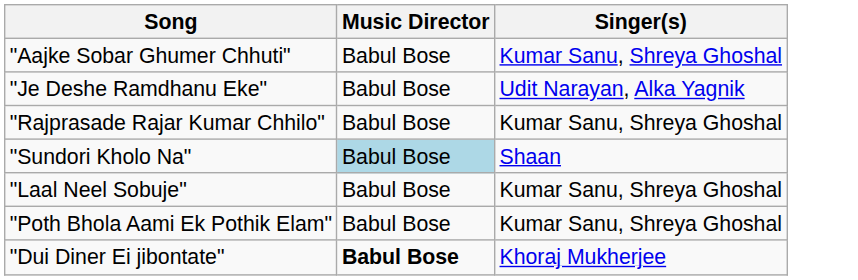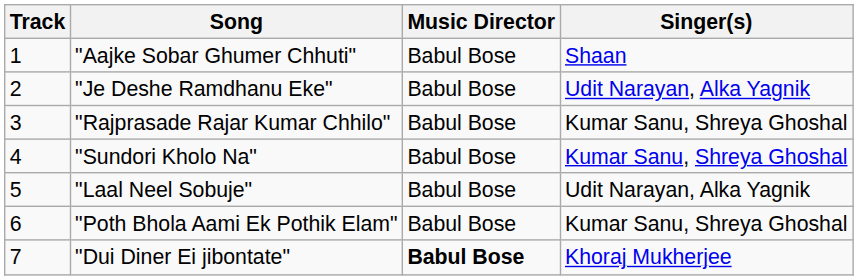+ column: (37, 22)
(641, 55) Kumar Sanu, Shreya Ghoshal -> (596, 55) Shaan
(396, 156) lightblue background -> (462, 156) no background
(530, 156) Shaan -> (706, 156) Kumar Sanu, Shreya Ghoshal
(641, 190) Kumar Sanu, Shreya Ghoshal -> (688, 190) Udit Narayan, Alka Yagnik
